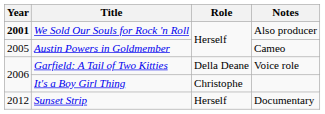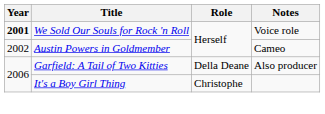(285, 30) Also producer -> (277, 30) Voice role
(18, 48) 2005 -> (18, 48) 2002
(277, 65) Voice role -> (285, 65) Also producer
- row: (61, 100)
